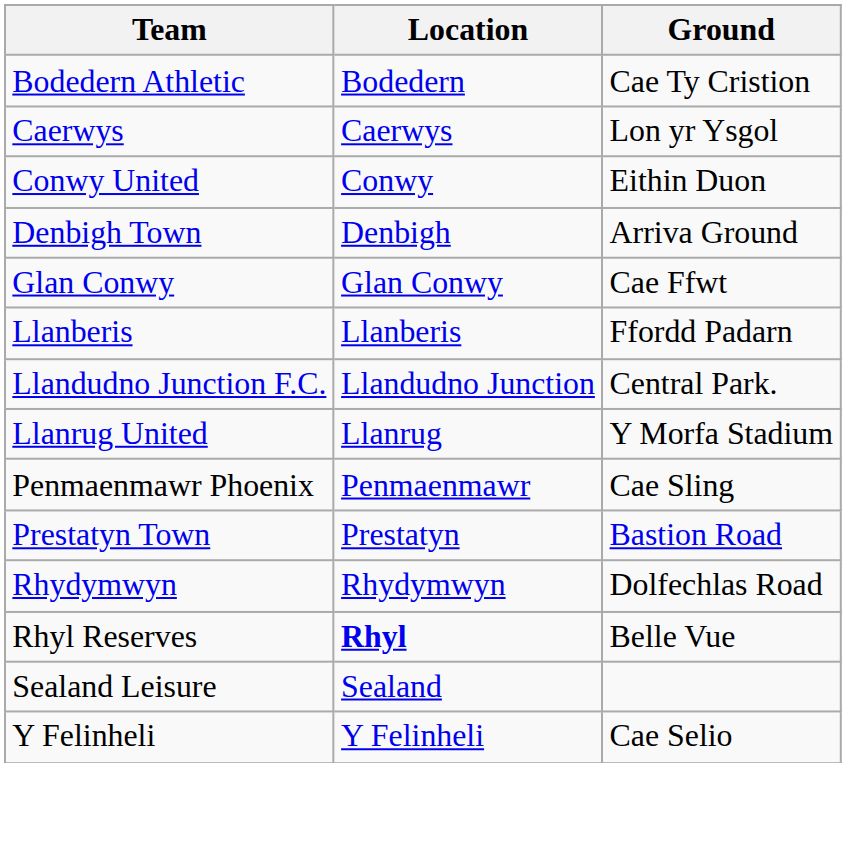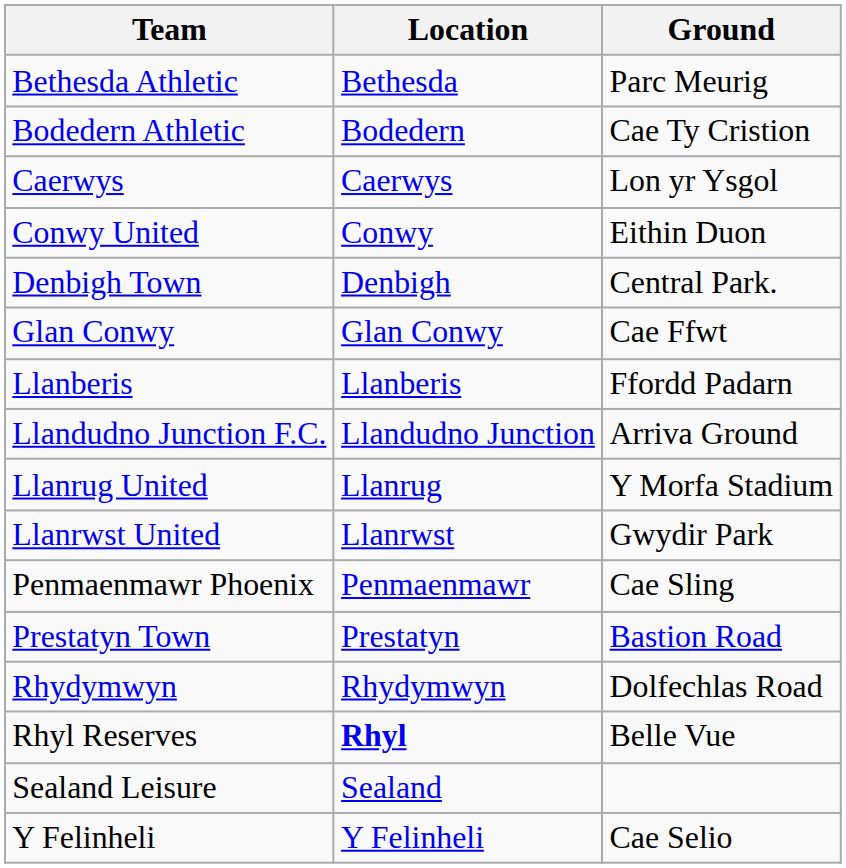+ row: (125, 80)
(704, 231) Arriva Ground -> (694, 282) Central Park.
(694, 383) Central Park. -> (704, 433) Arriva Ground
+ row: (116, 534)
